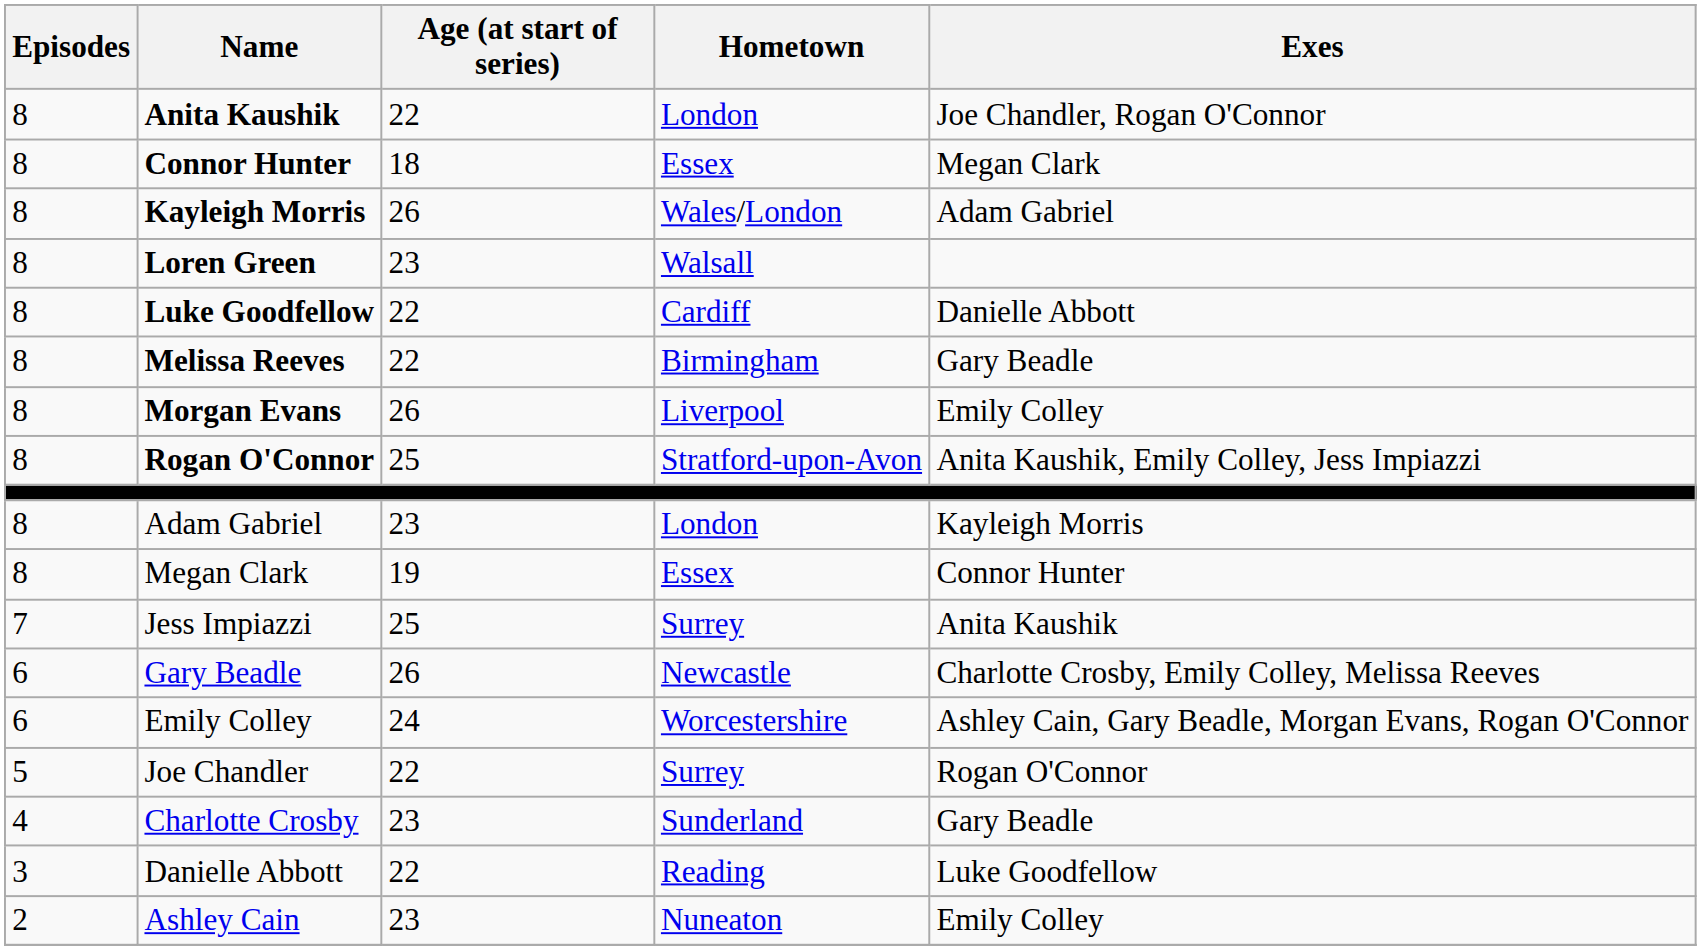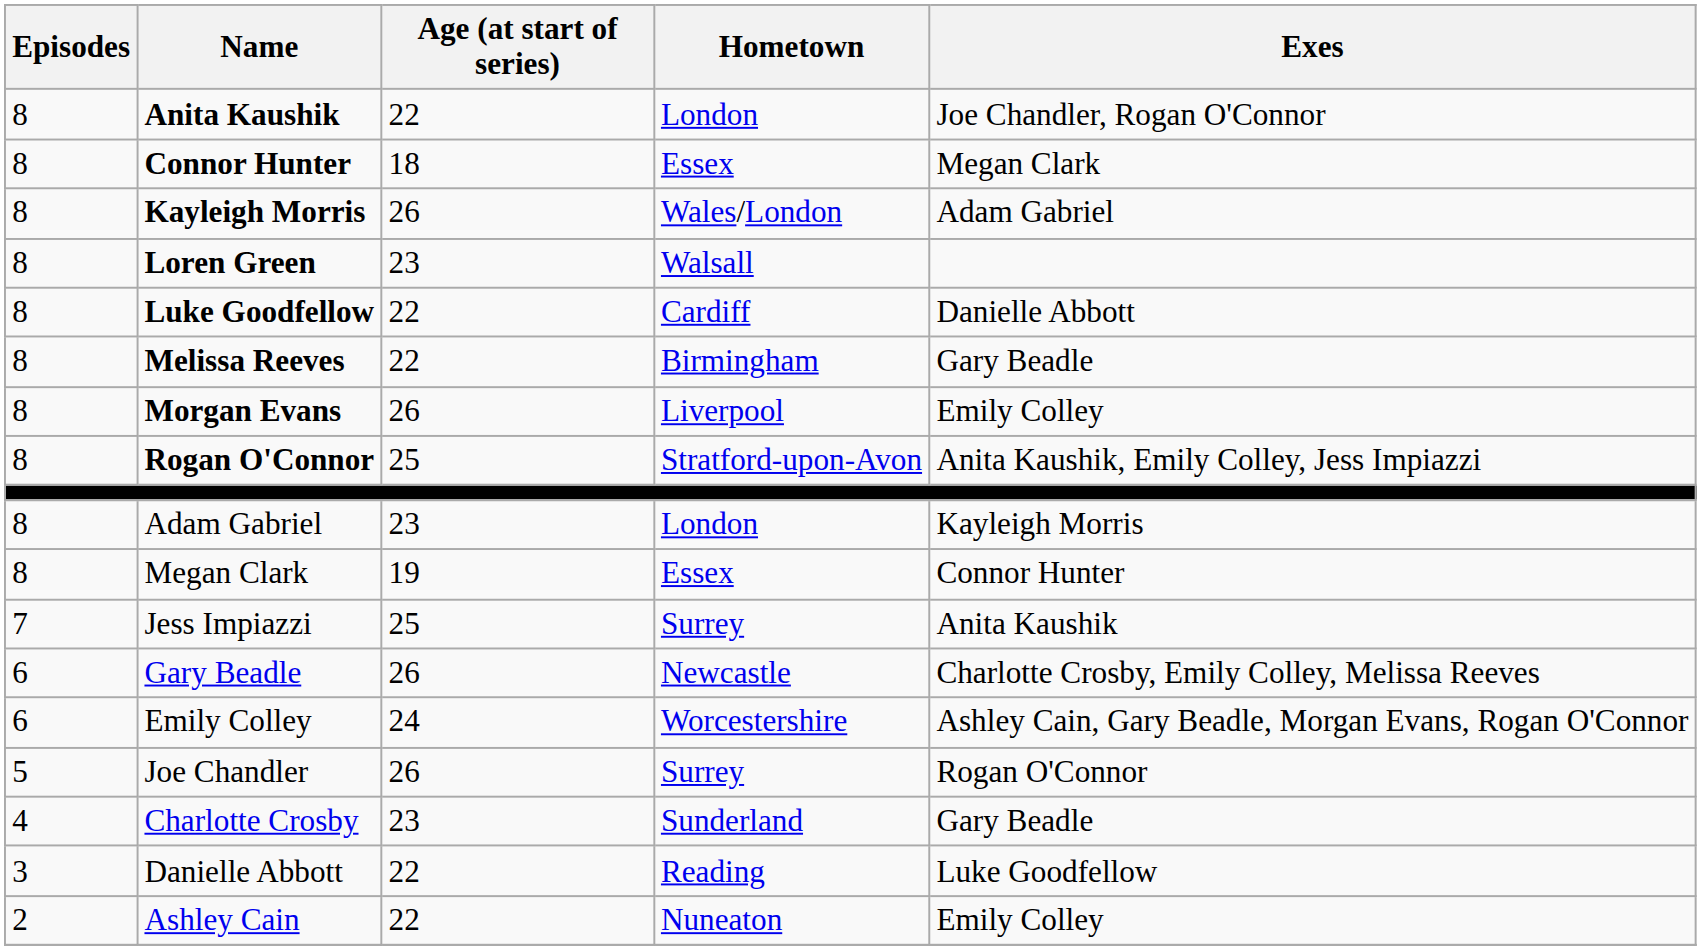(404, 771) 22 -> (404, 771) 26
(404, 919) 23 -> (404, 919) 22
